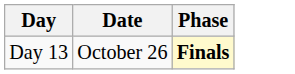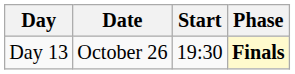+ column: (200, 20)
